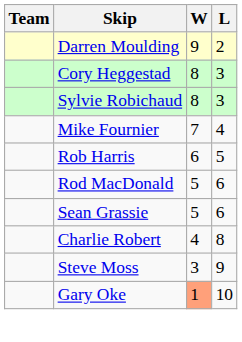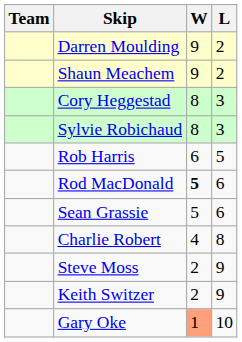+ row: (116, 73)
- row: (108, 128)
(195, 184) normal -> (195, 184) bold
(195, 267) 3 -> (195, 267) 2
+ row: (106, 294)
